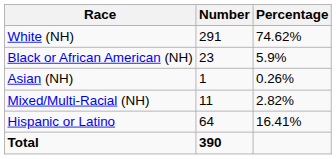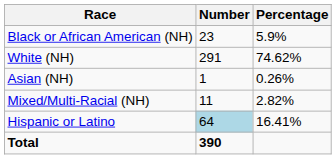rows swapped: (41, 36) <-> (100, 57)
(206, 121) no background -> (206, 121) lightblue background
